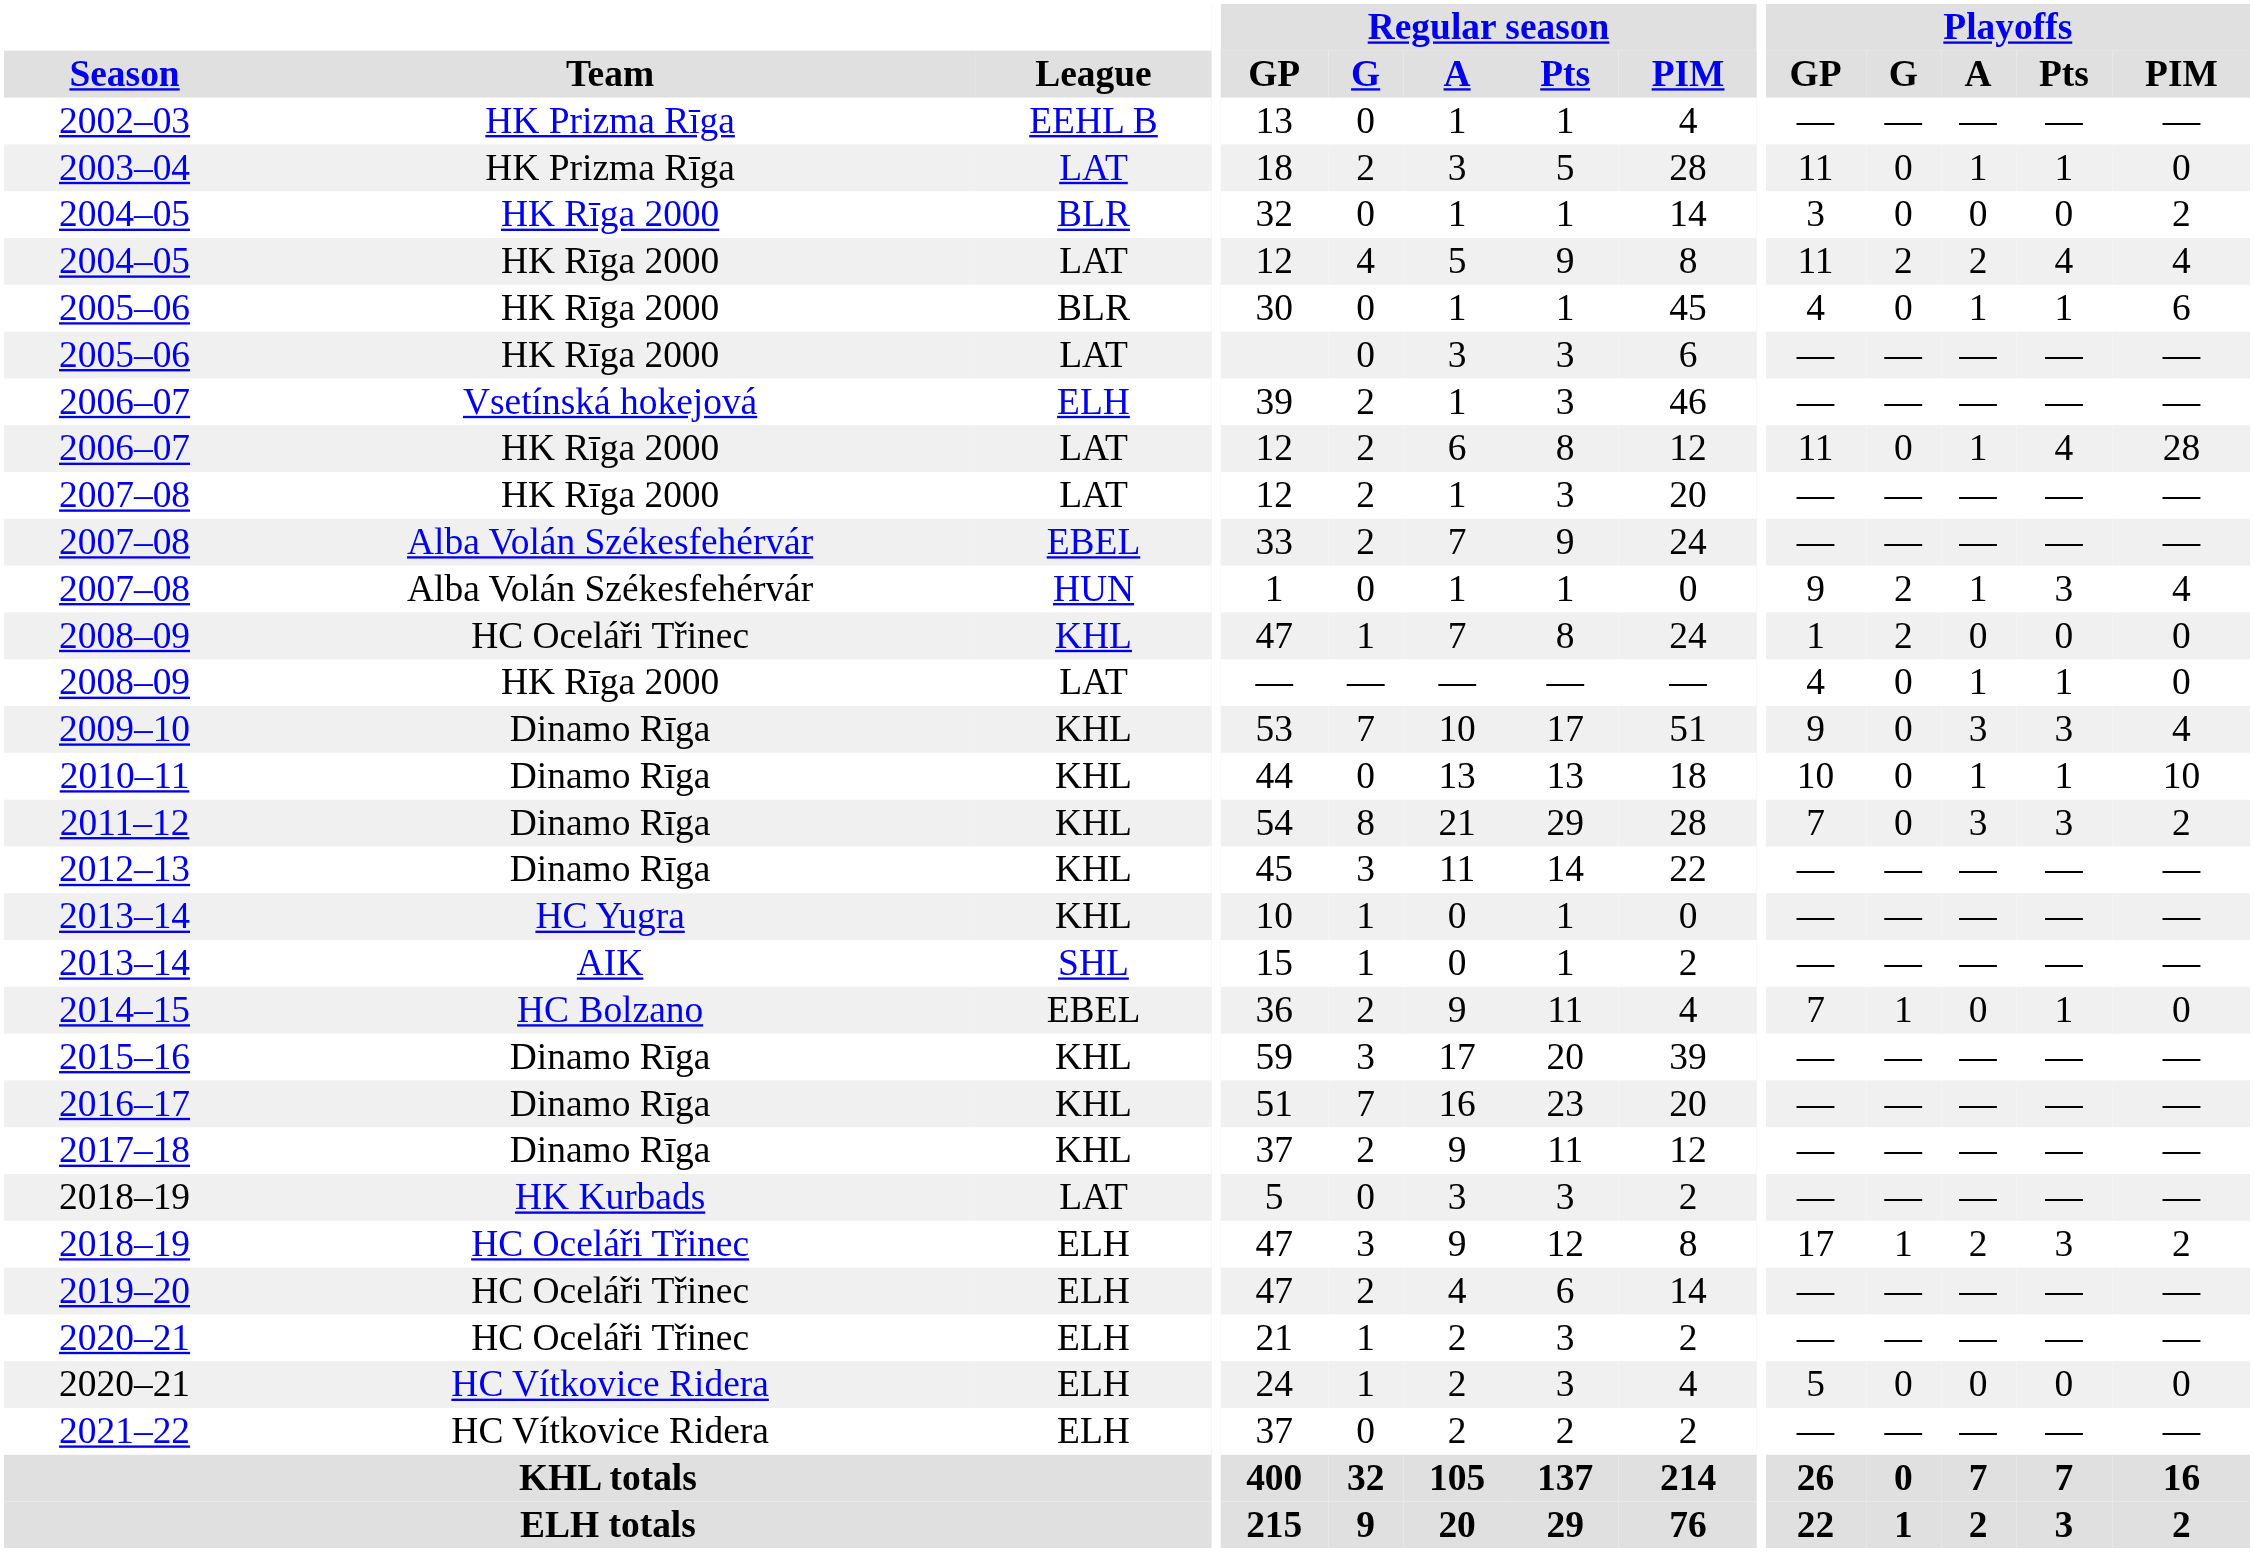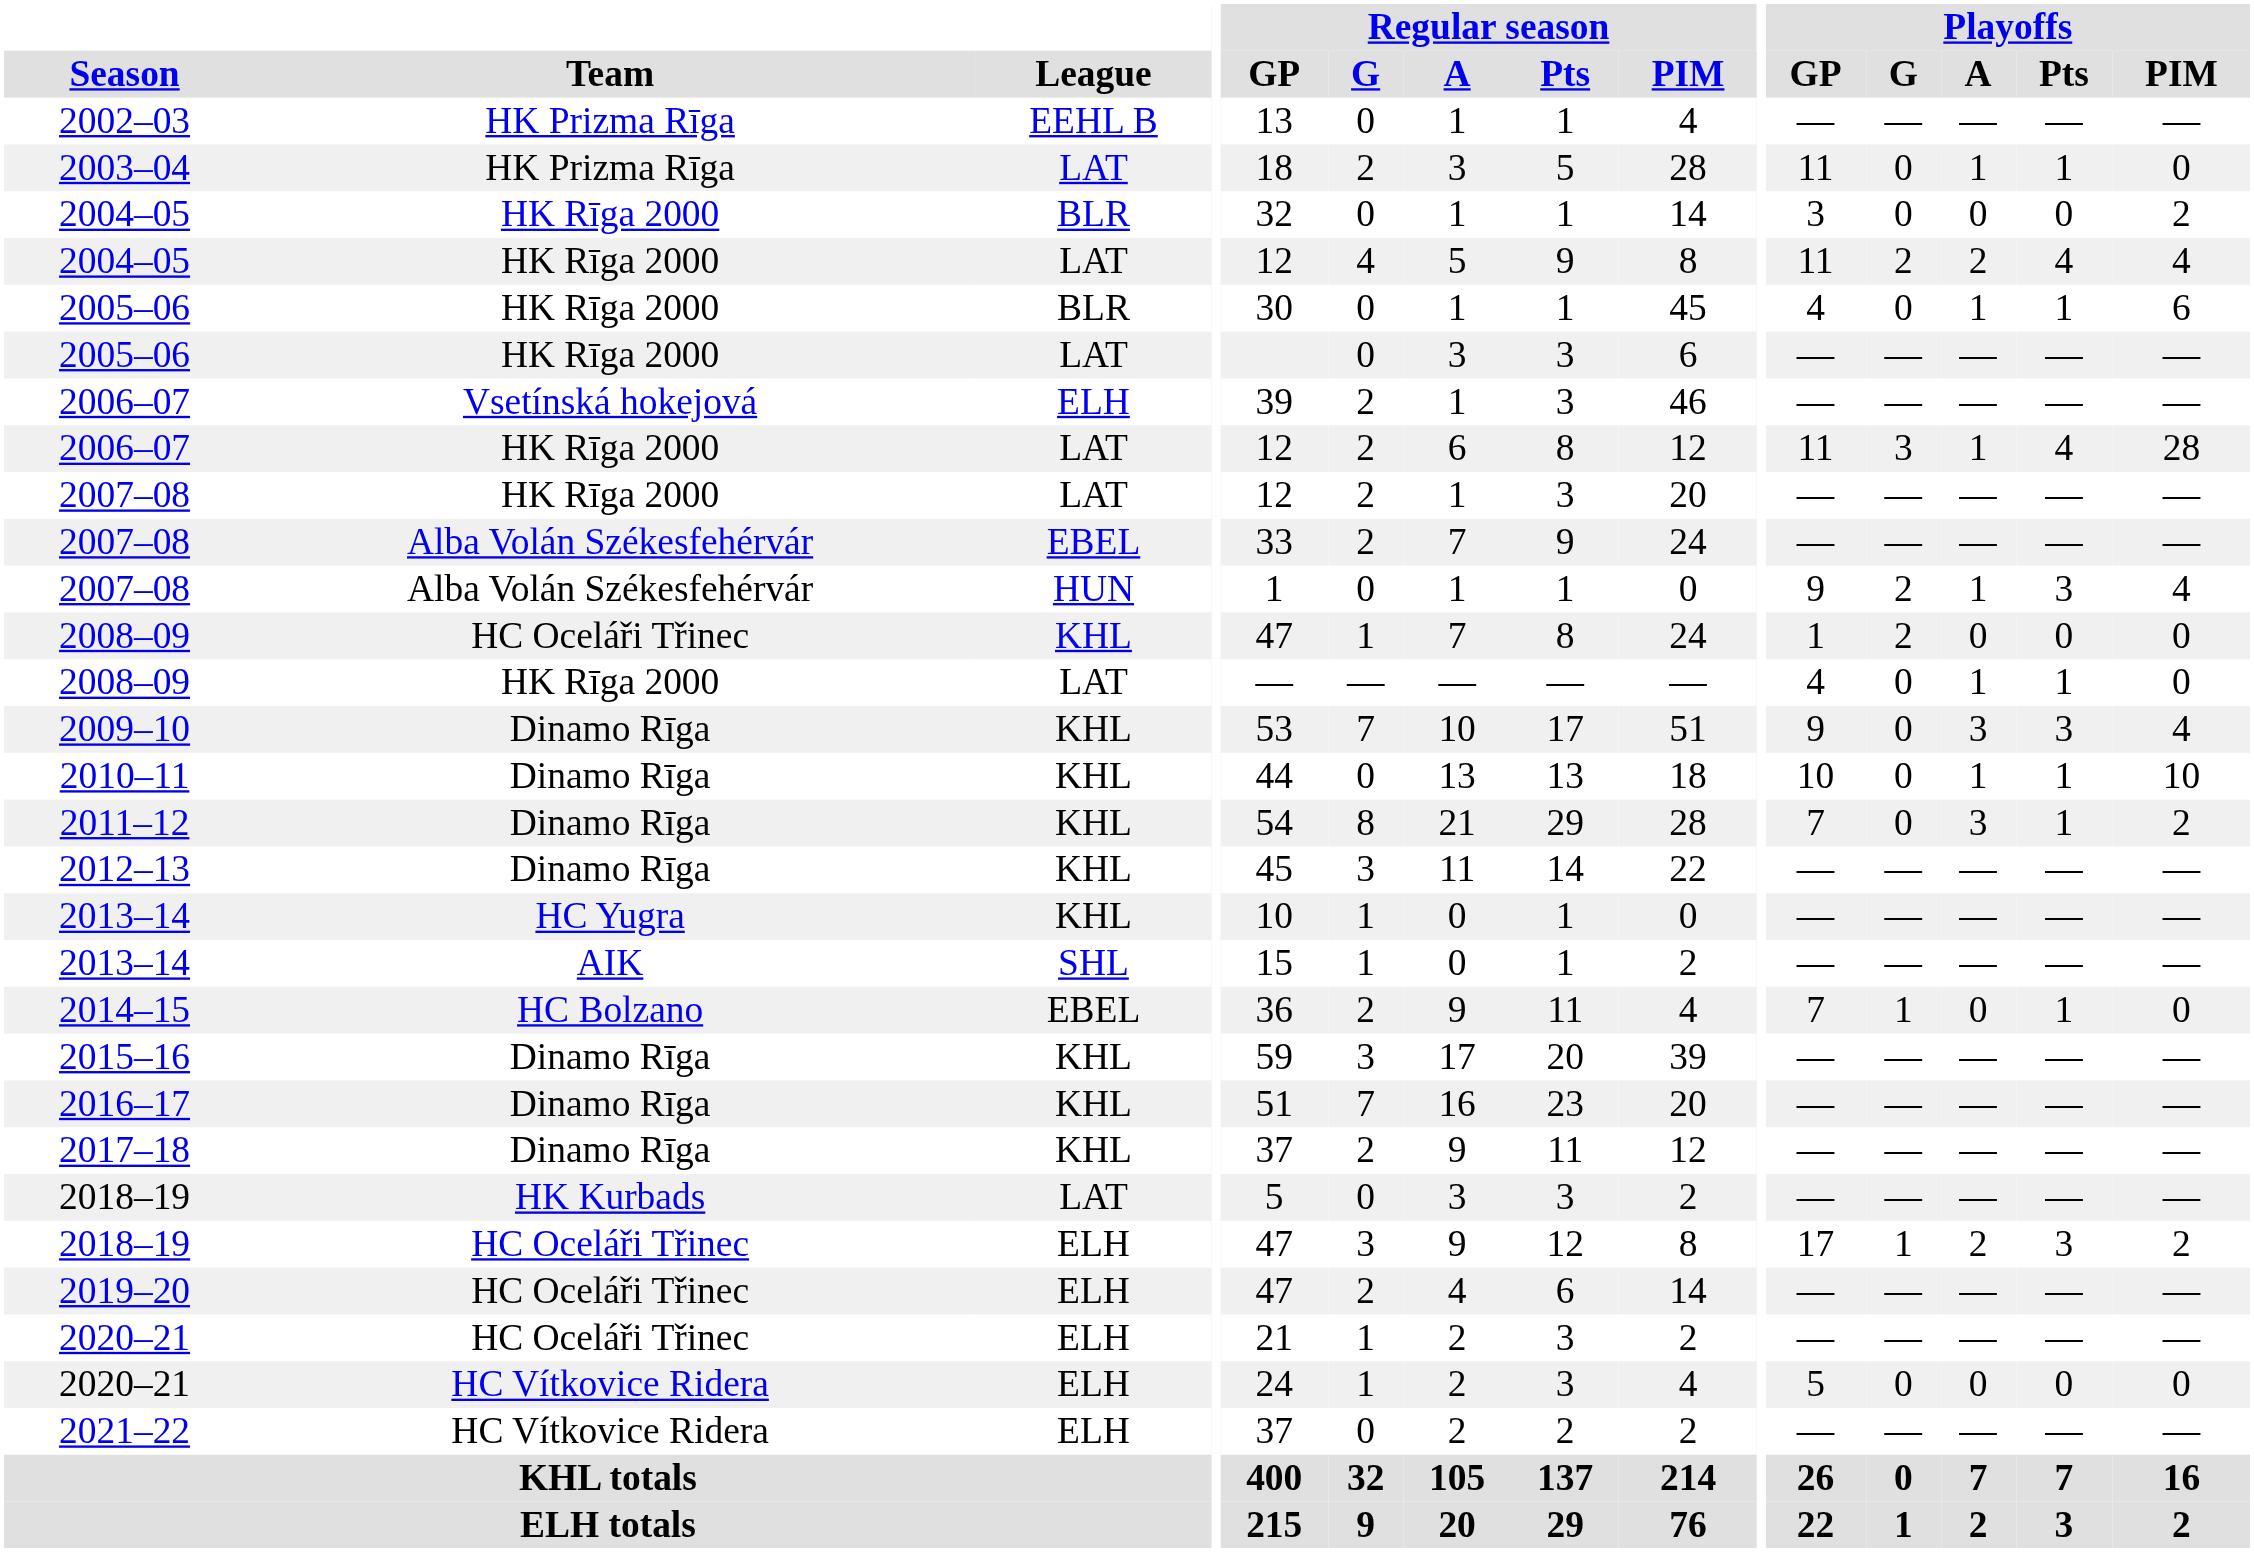(1903, 447) 0 -> (1903, 447) 3
(2064, 822) 3 -> (2064, 822) 1
